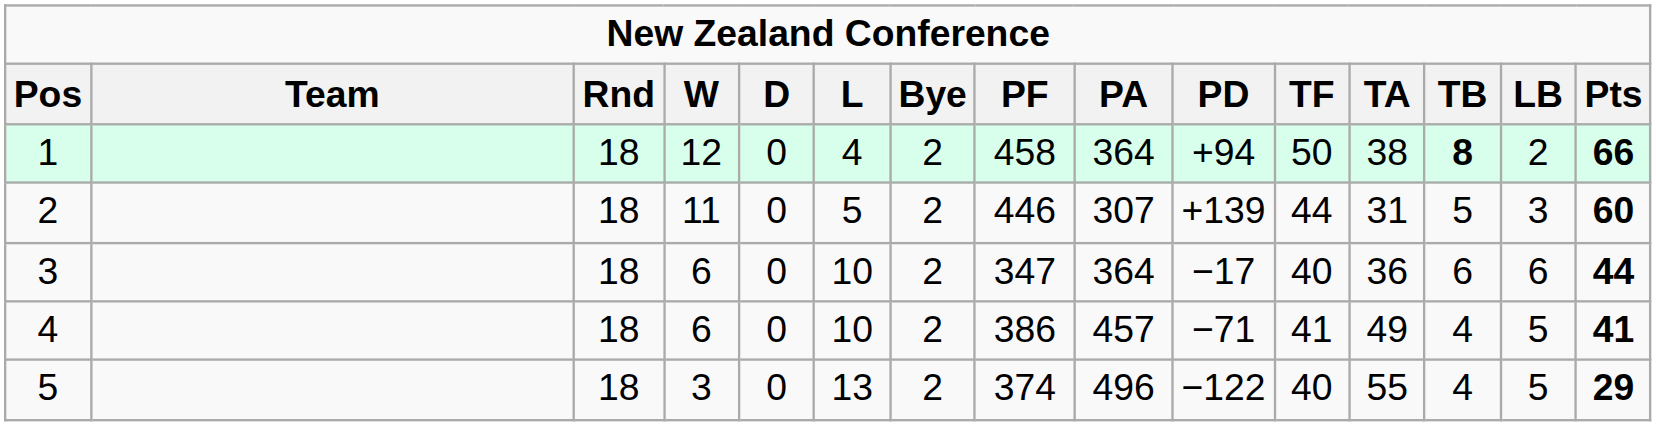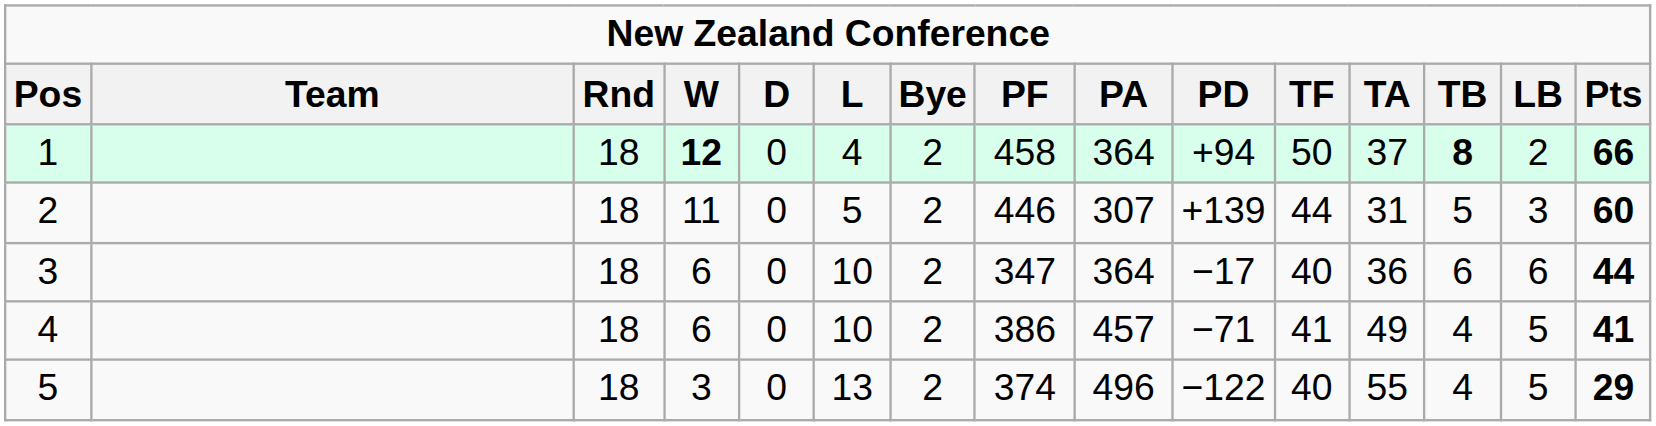(701, 152) normal -> (701, 152) bold
(1387, 152) 38 -> (1387, 152) 37
